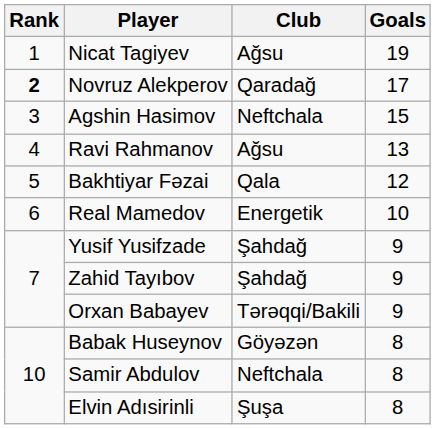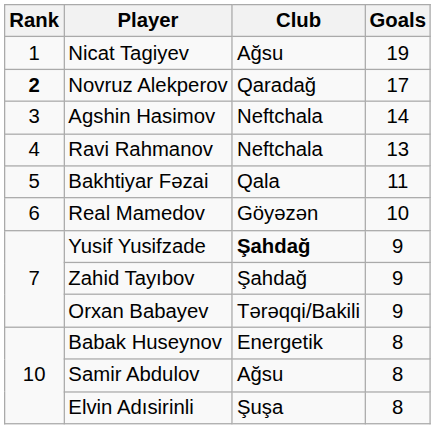(398, 117) 15 -> (398, 117) 14
(260, 149) Ağsu -> (280, 149) Neftchala
(398, 181) 12 -> (398, 181) 11
(280, 213) Energetik -> (278, 213) Göyəzən
(272, 246) normal -> (274, 246) bold
(278, 342) Göyəzən -> (280, 342) Energetik
(280, 375) Neftchala -> (260, 375) Ağsu
